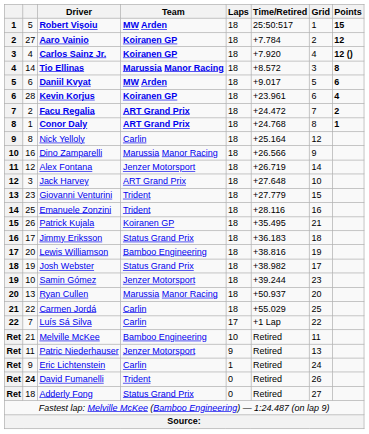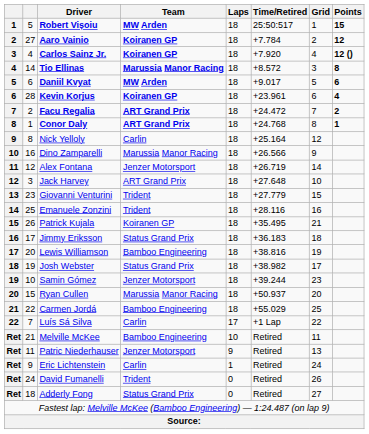(30, 294) 13 -> (30, 294) 15
(135, 308) Carlin -> (165, 308) Bamboo Engineering
(30, 379) bold -> (30, 379) normal
